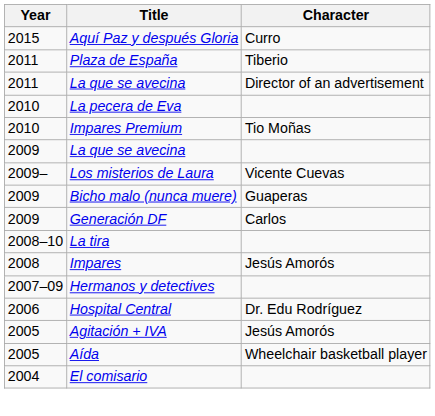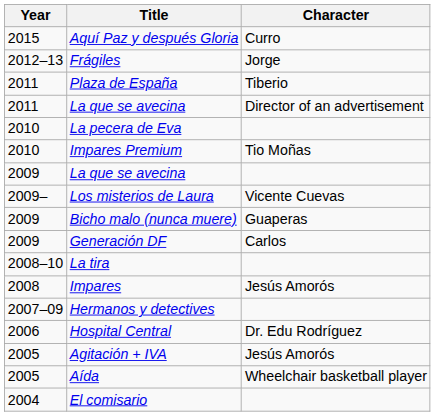+ row: (35, 60)
